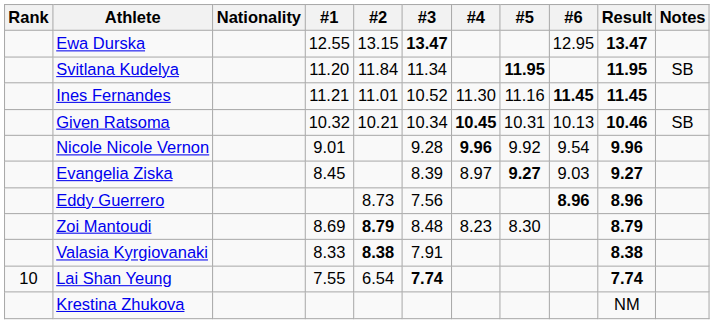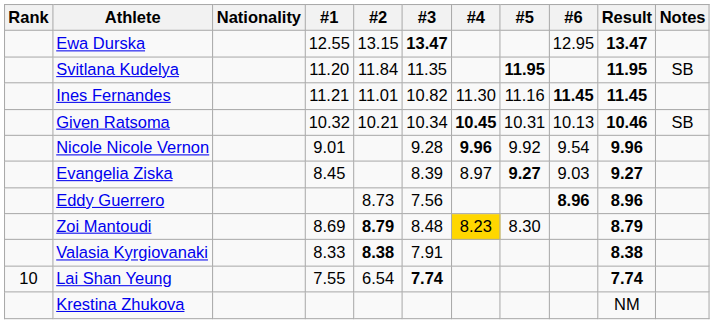(427, 69) 11.34 -> (427, 69) 11.35
(427, 95) 10.52 -> (427, 95) 10.82
(476, 226) no background -> (476, 226) gold background
